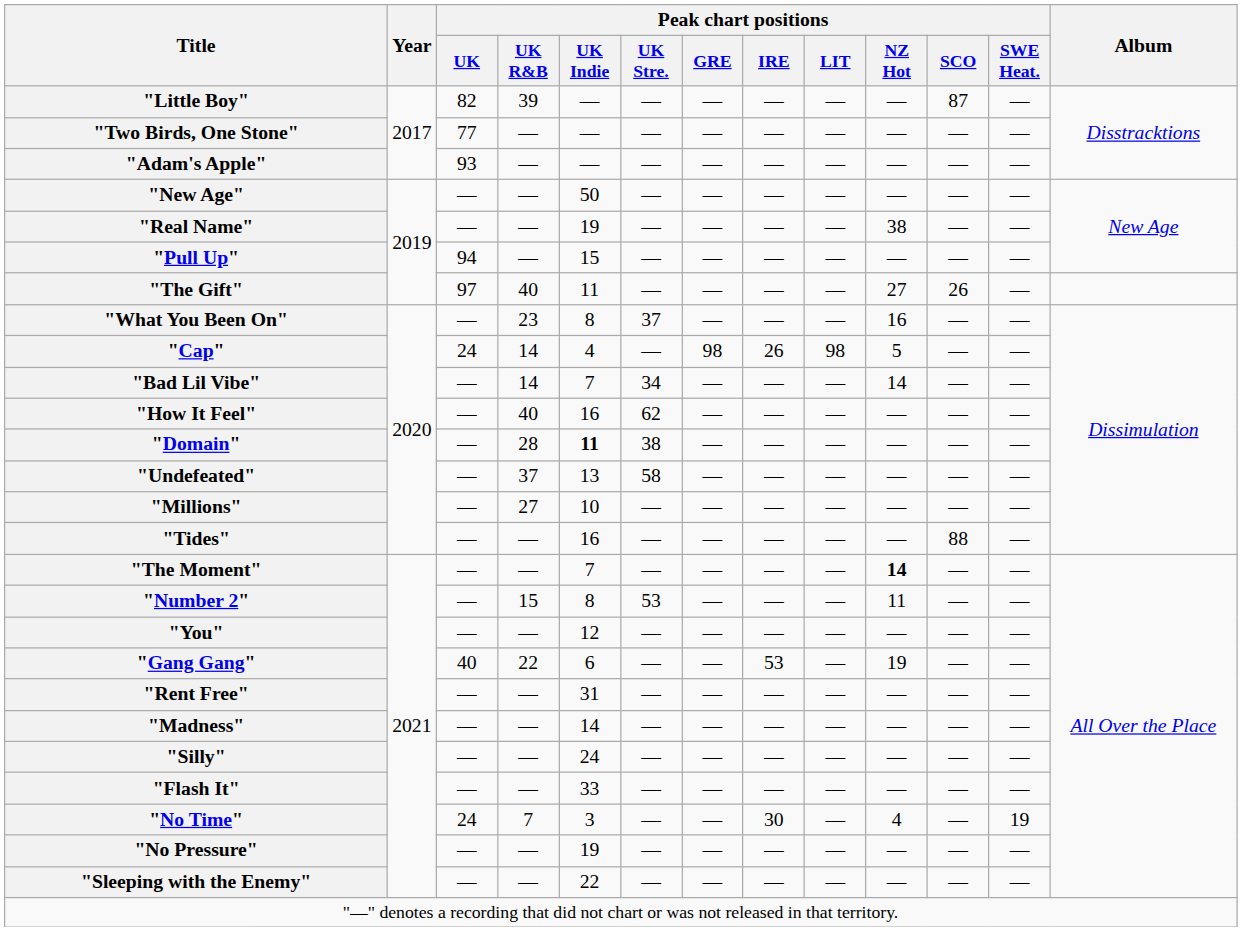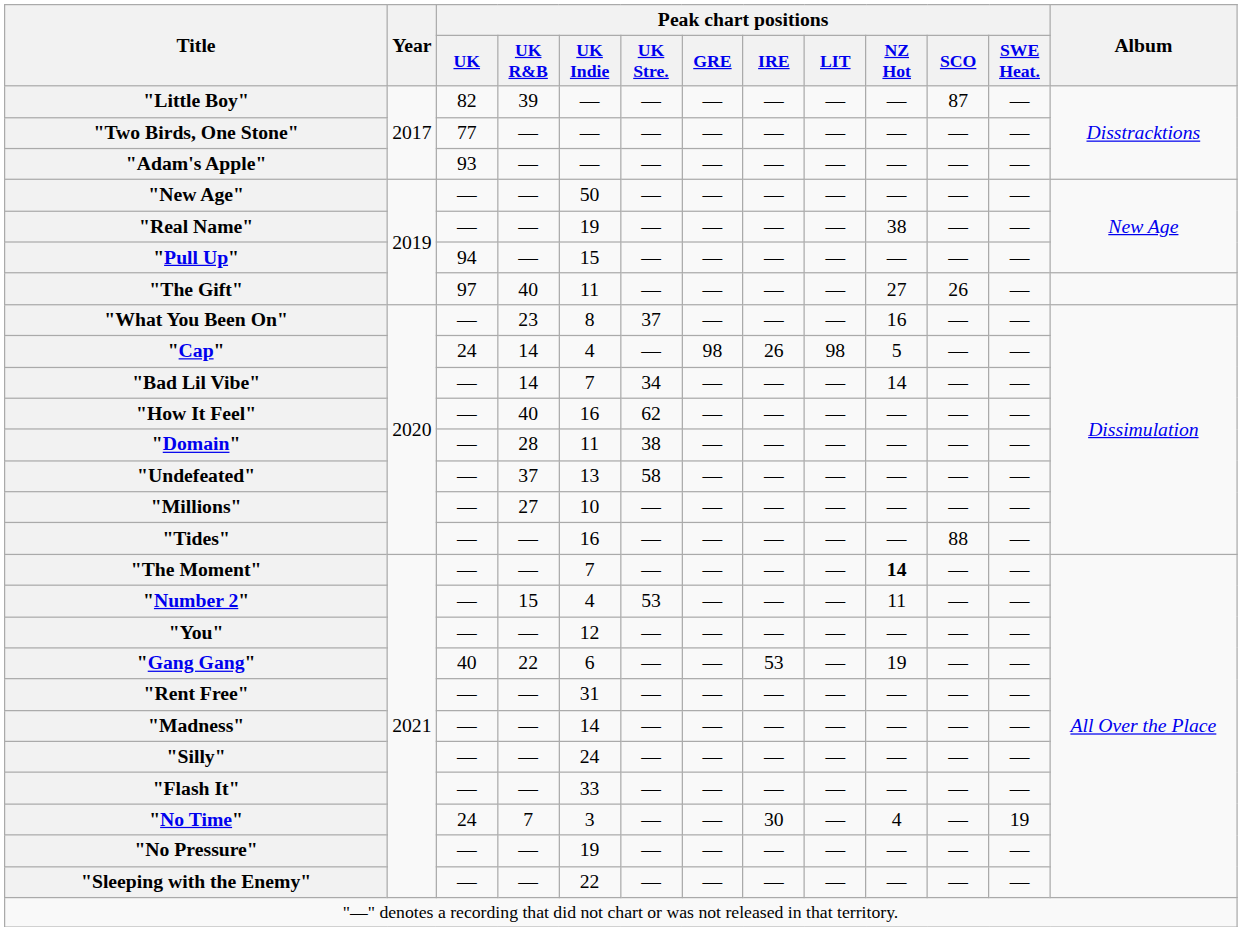(590, 444) bold -> (590, 444) normal
(590, 600) 8 -> (590, 600) 4
